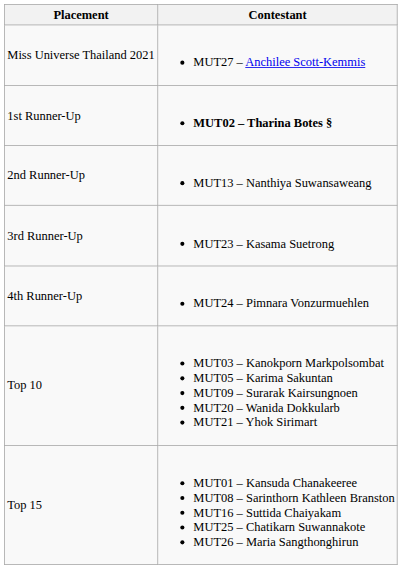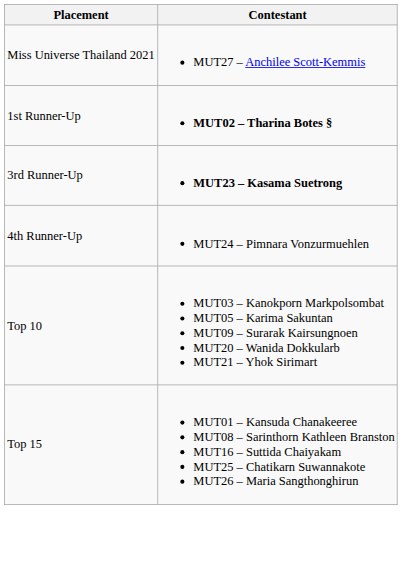- row: (46, 175)
(278, 243) normal -> (278, 183) bold
